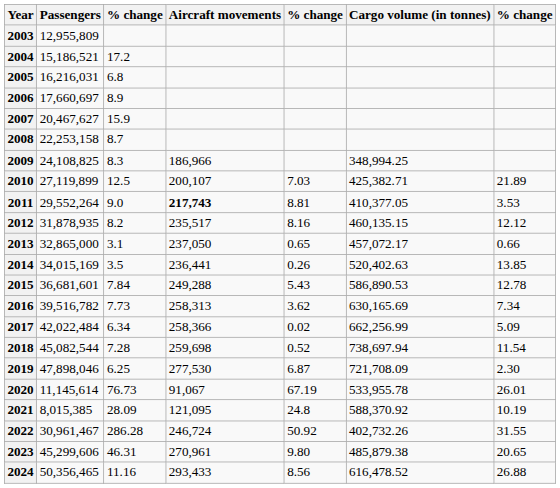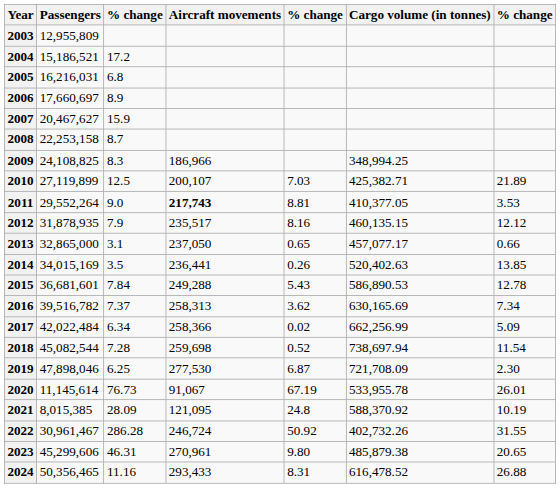(115, 222) 8.2 -> (115, 222) 7.9
(378, 243) 457,072.17 -> (378, 243) 457,077.17
(118, 306) 7.73 -> (118, 306) 7.37
(299, 472) 8.56 -> (299, 472) 8.31
